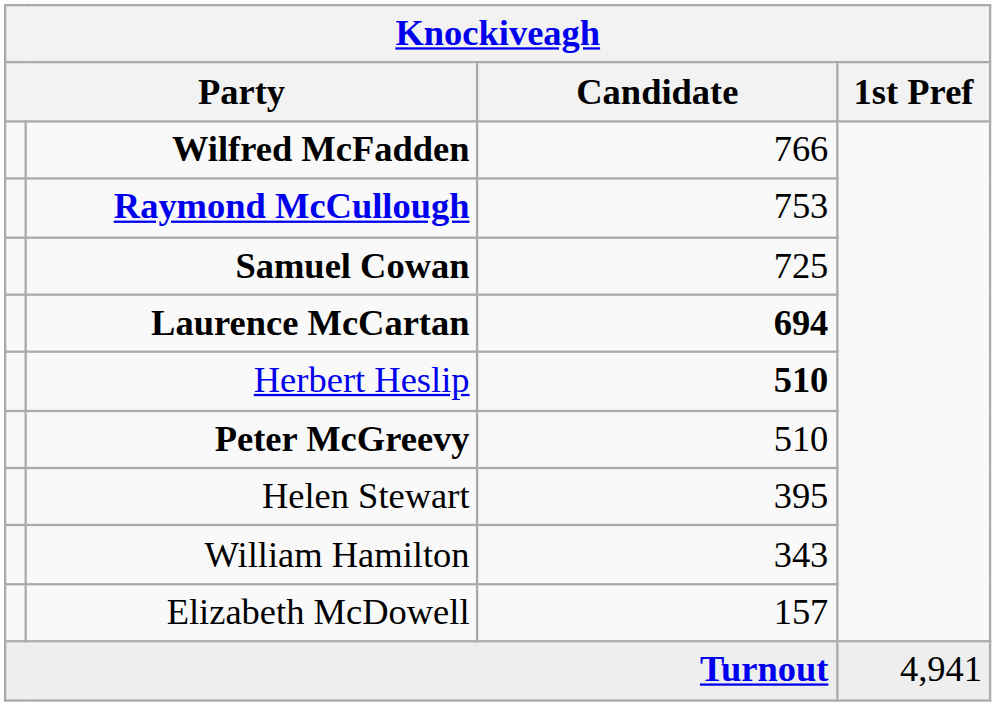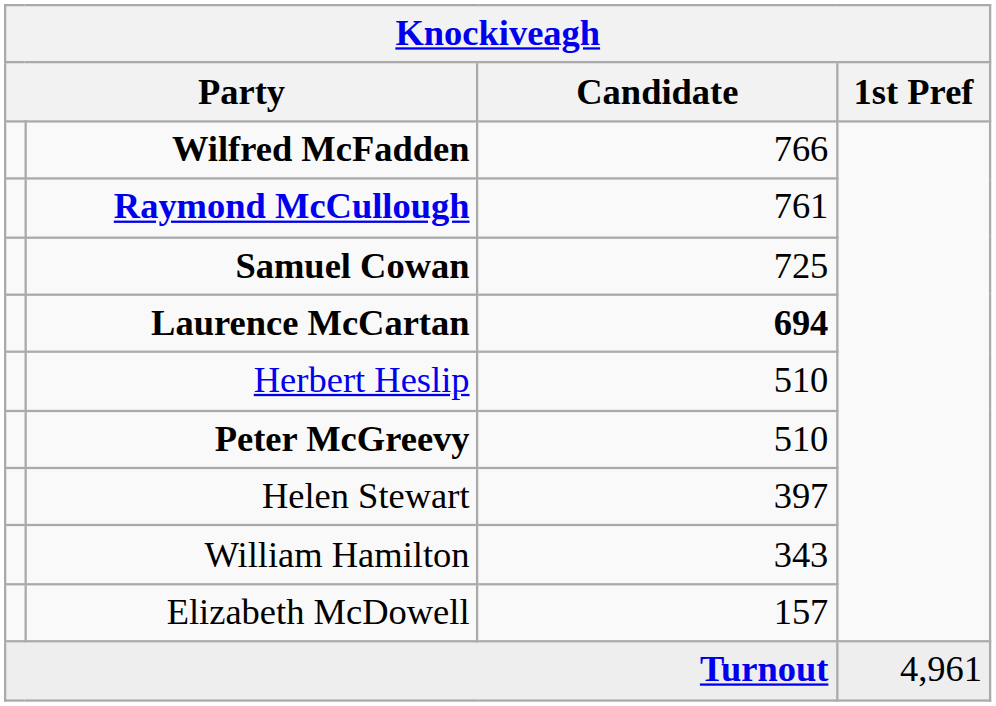(801, 206) 753 -> (801, 206) 761
(801, 380) bold -> (801, 380) normal
(801, 496) 395 -> (801, 496) 397
(941, 669) 4,941 -> (941, 669) 4,961
